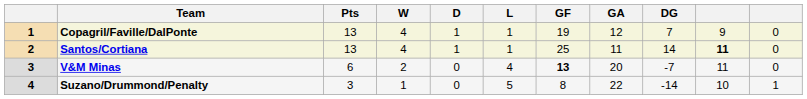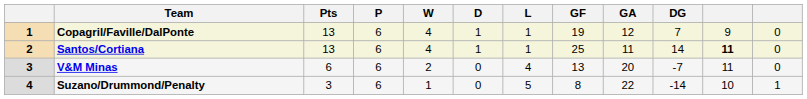+ column: (378, 14)
(563, 68) bold -> (578, 68) normal
